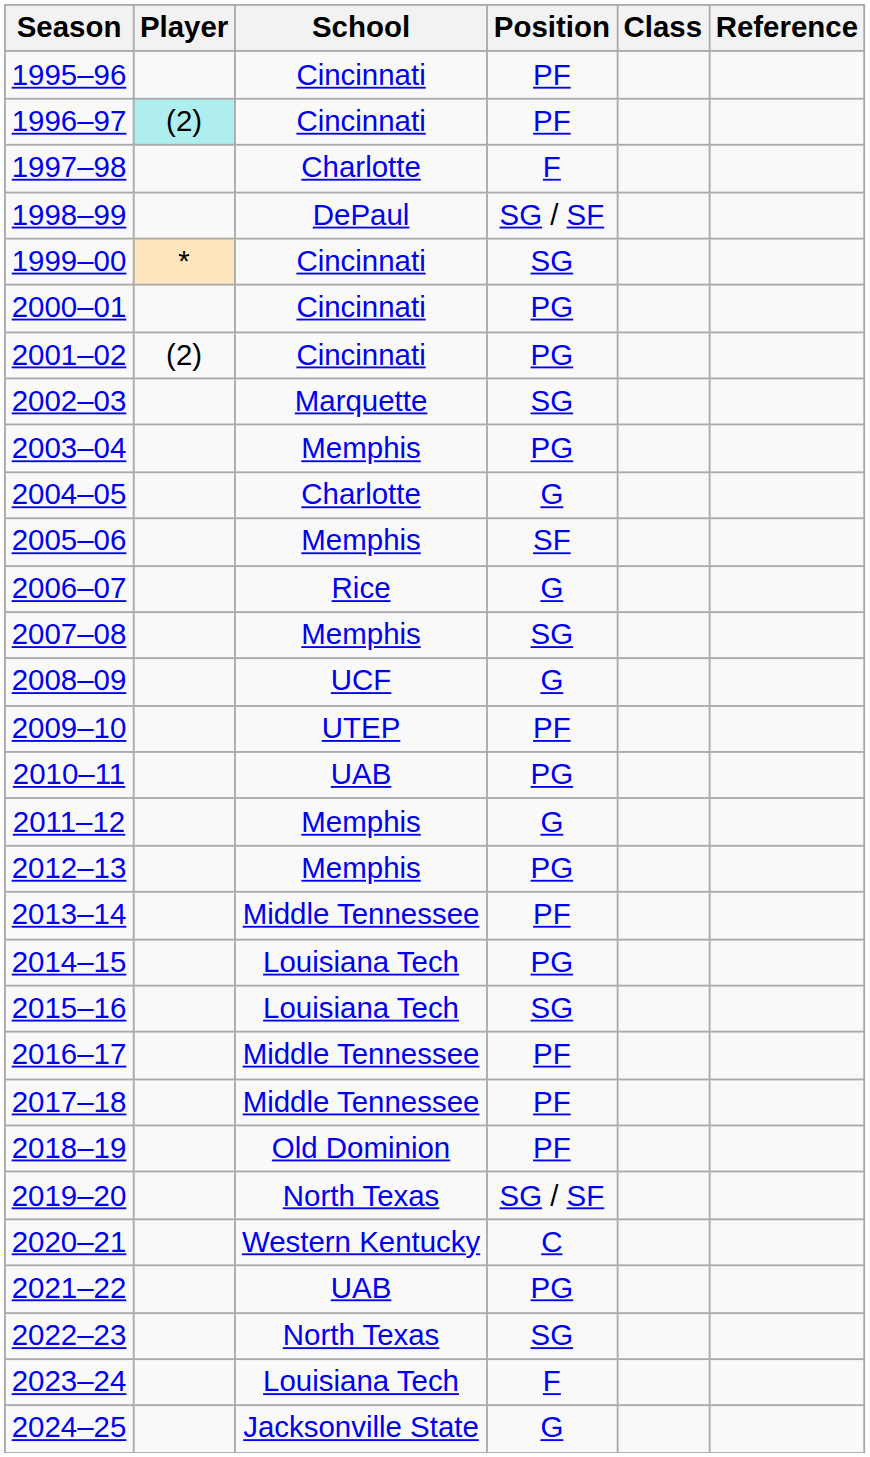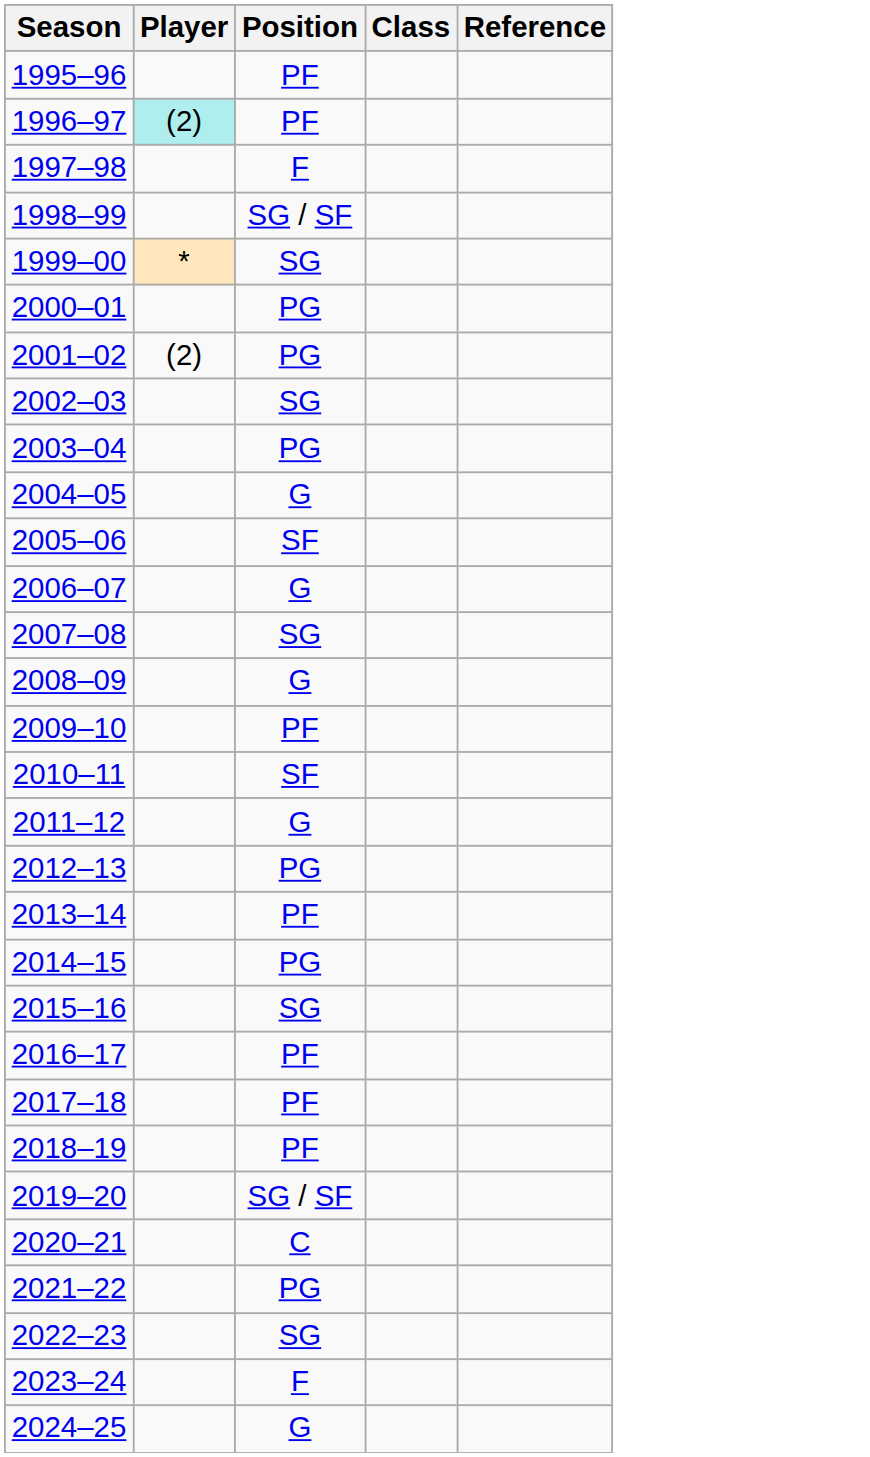- column: (361, 27)
(552, 774) PG -> (300, 774) SF
